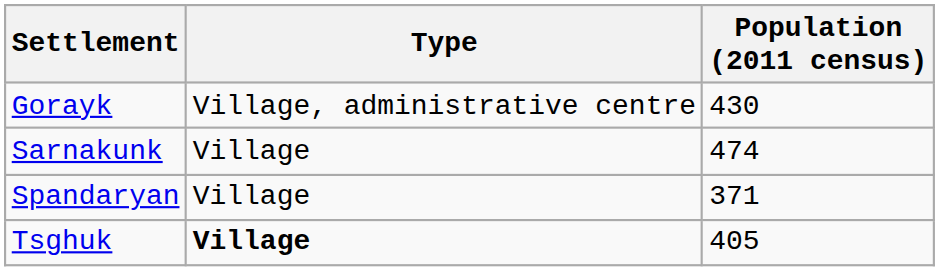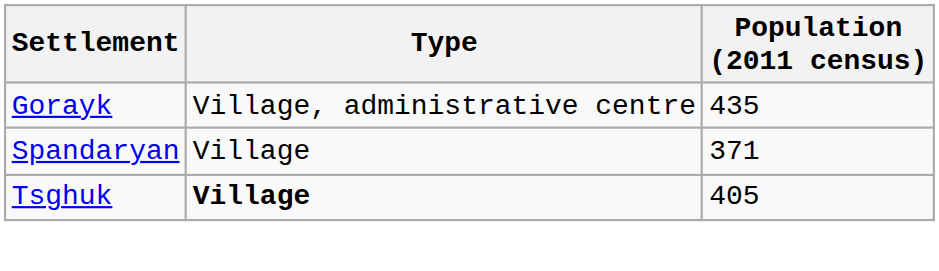(734, 106) 430 -> (734, 106) 435
- row: (87, 151)
